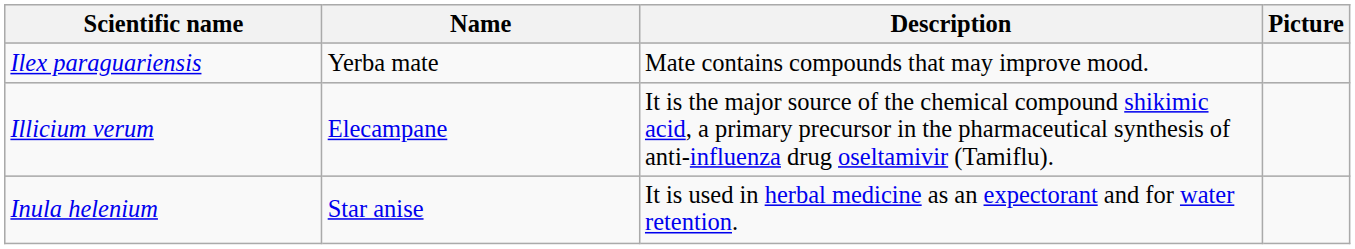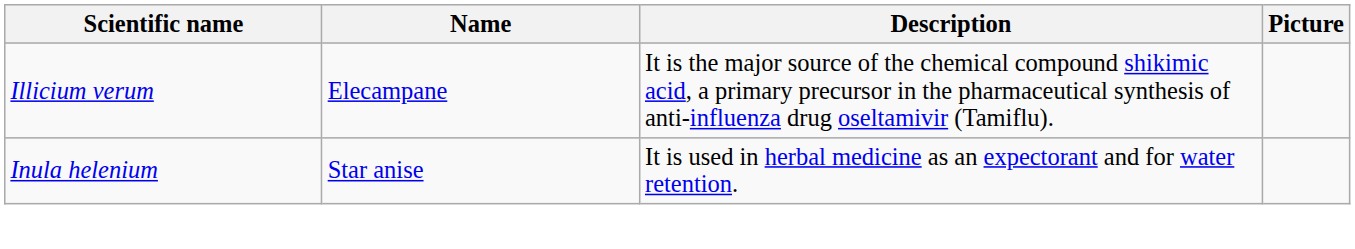- row: (106, 62)
